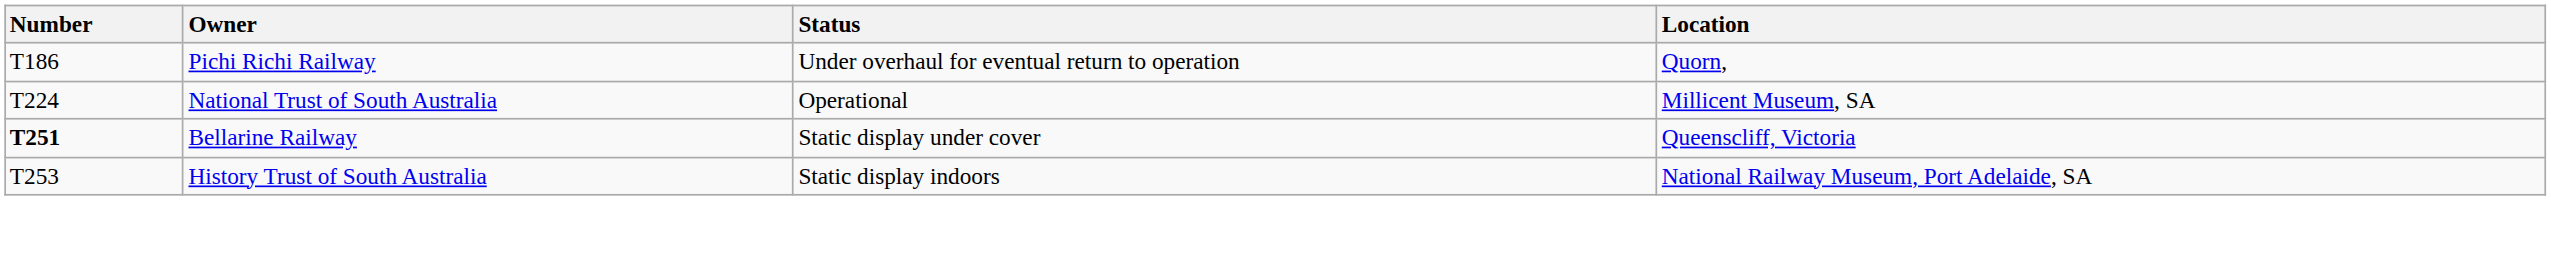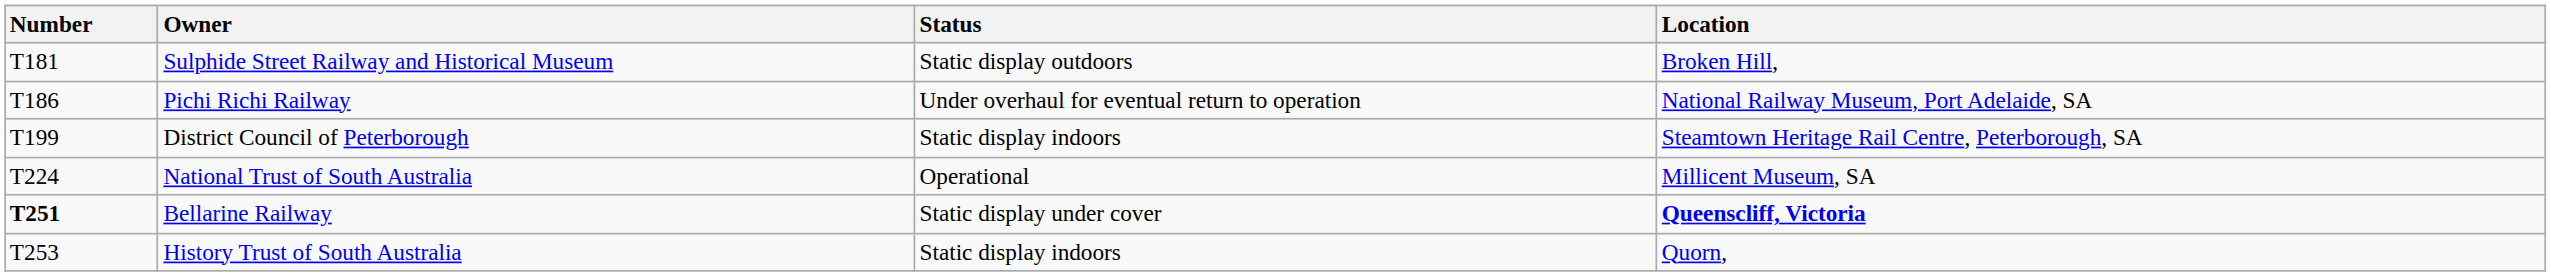+ row: (388, 61)
(1694, 61) Quorn, -> (1877, 99) National Railway Museum, Port Adelaide, SA
+ row: (316, 137)
(1759, 137) normal -> (1764, 213) bold
(1877, 175) National Railway Museum, Port Adelaide, SA -> (1694, 251) Quorn,
